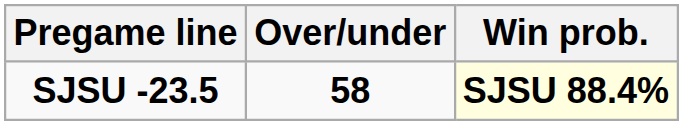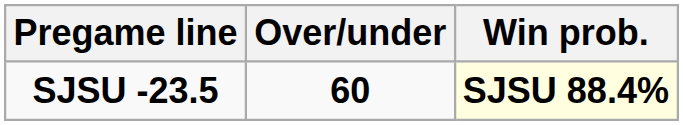(350, 90) 58 -> (350, 90) 60
